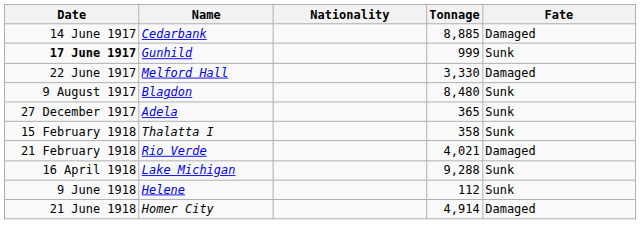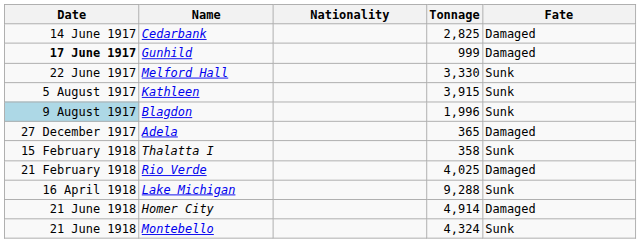(462, 34) 8,885 -> (462, 34) 2,825
(500, 53) Sunk -> (510, 53) Damaged
(510, 73) Damaged -> (500, 73) Sunk
+ row: (171, 92)
(89, 92) no background -> (89, 112) lightblue background
(462, 92) 8,480 -> (462, 112) 1,996
(500, 112) Sunk -> (510, 131) Damaged
(462, 151) 4,021 -> (462, 170) 4,025
- row: (163, 190)
+ row: (178, 229)
